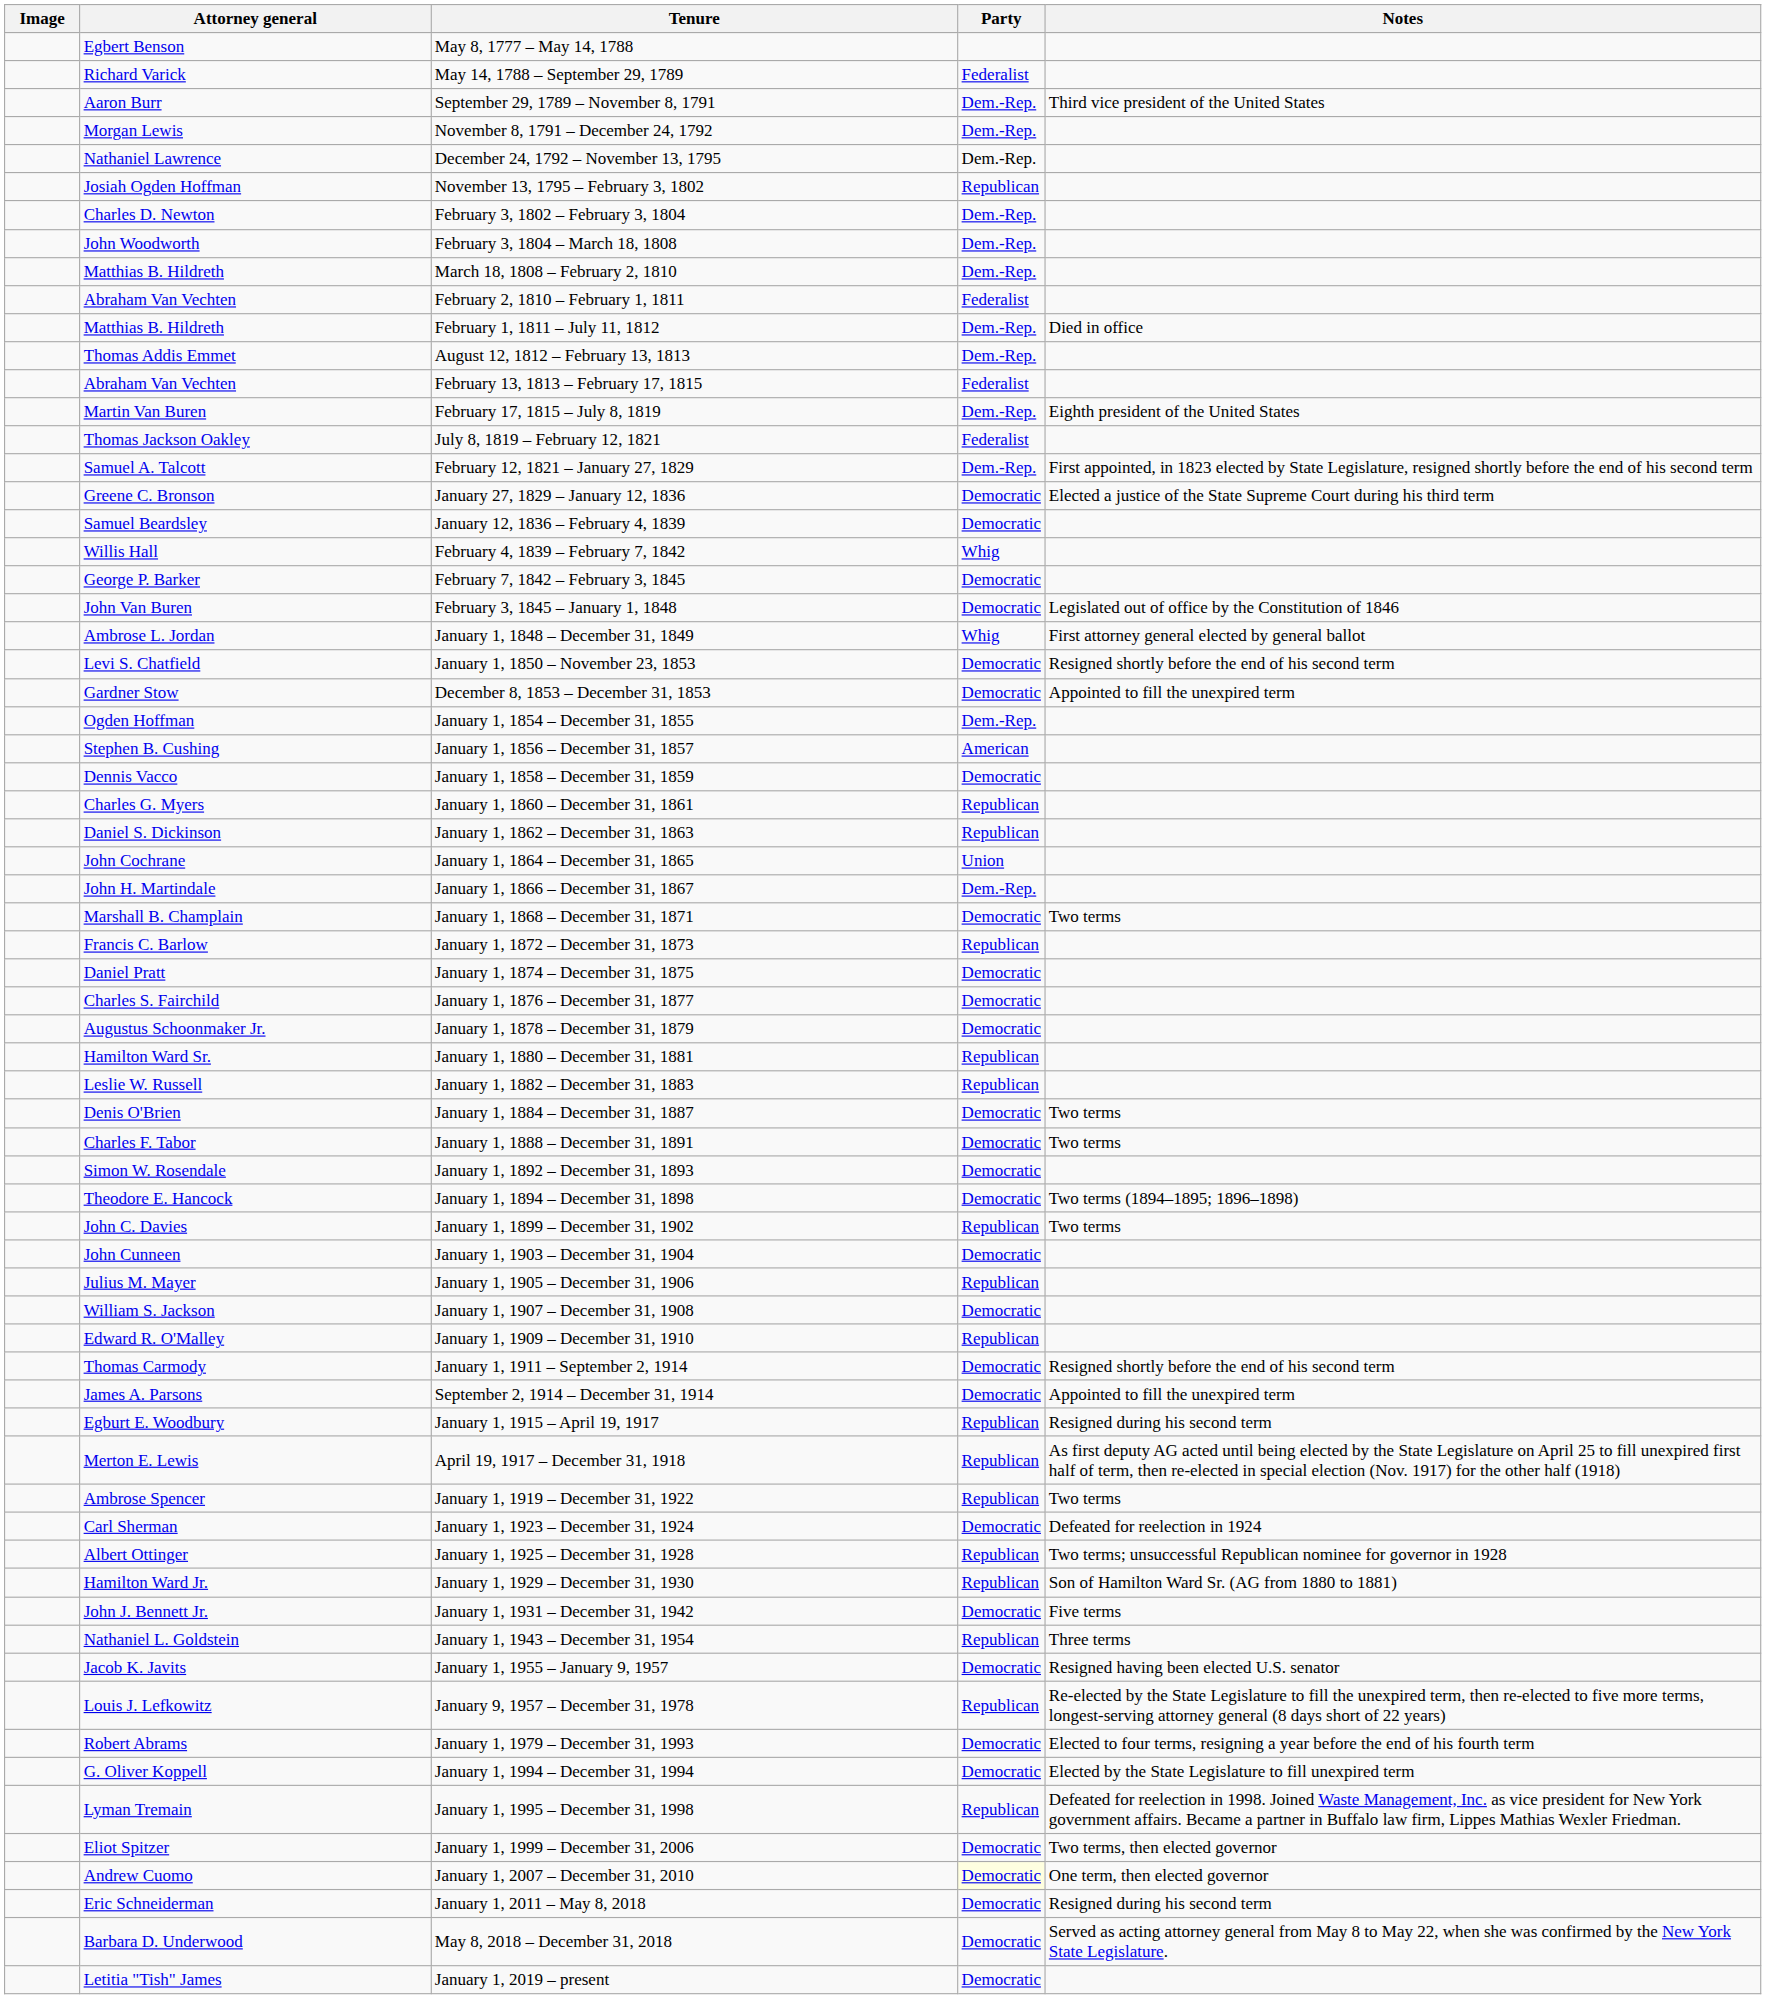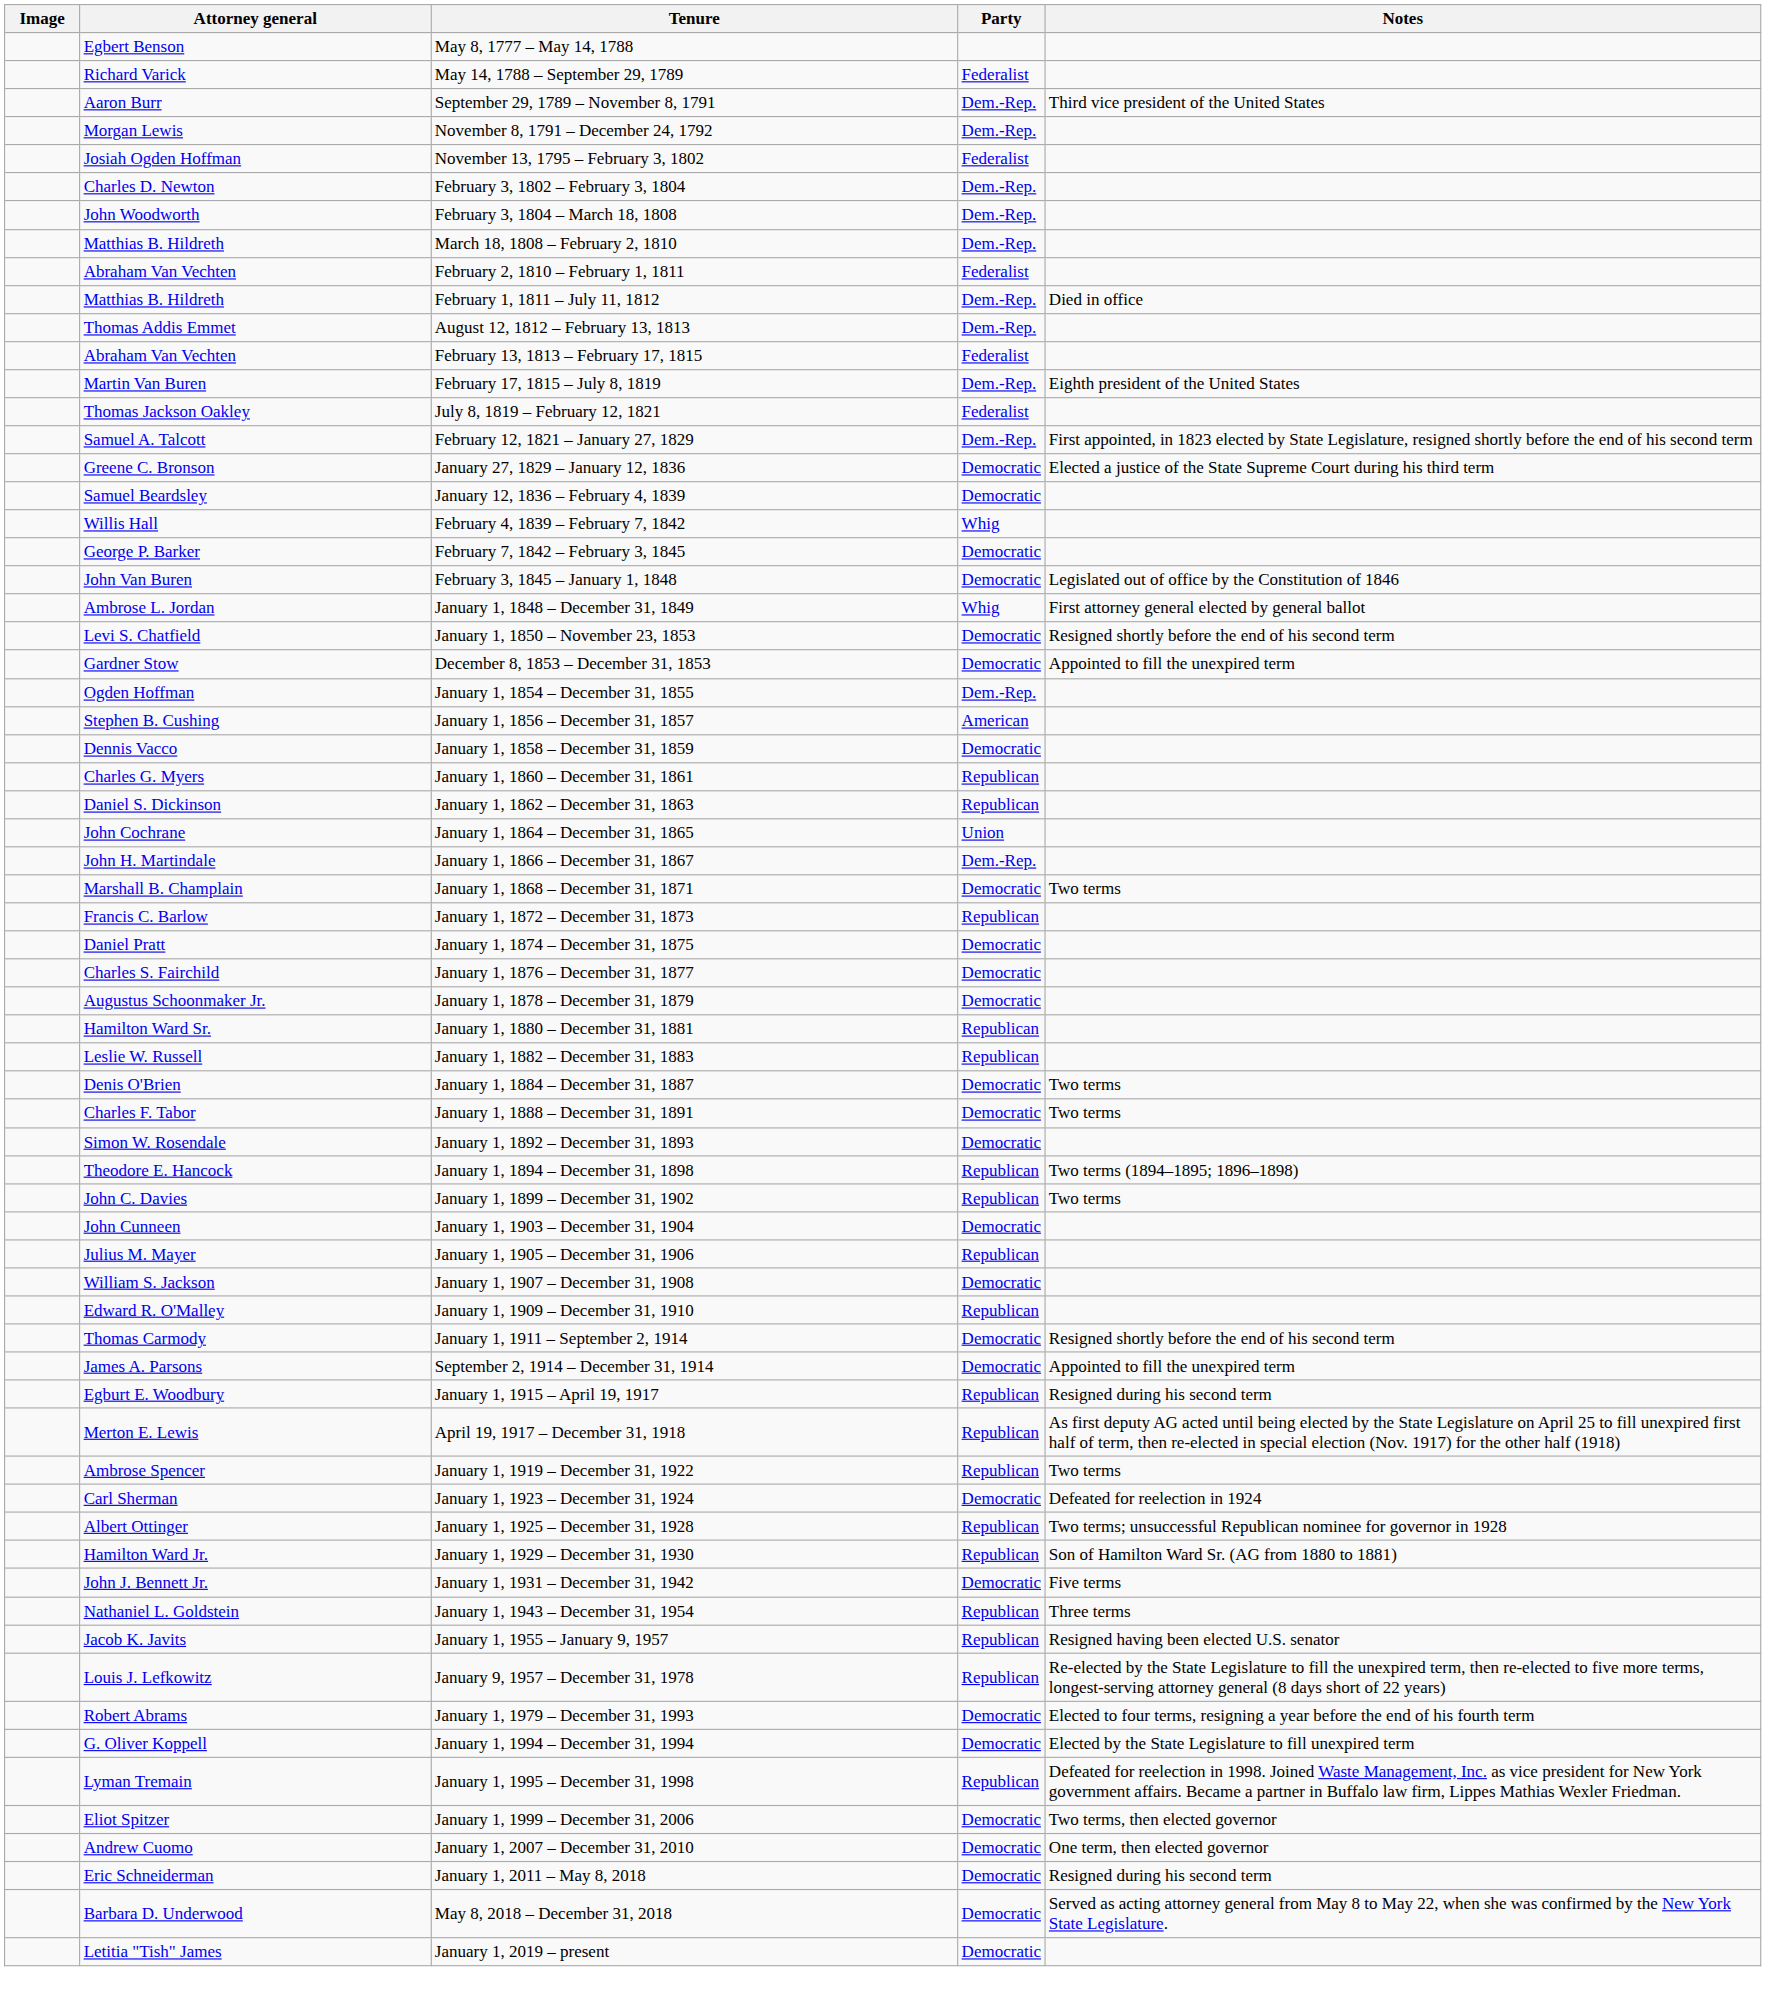- row: (578, 159)
(1000, 187) Republican -> (995, 159) Federalist
(1001, 1197) Democratic -> (1000, 1169) Republican
(1001, 1666) Democratic -> (1000, 1638) Republican
(1001, 1875) lightyellow background -> (1001, 1847) no background
